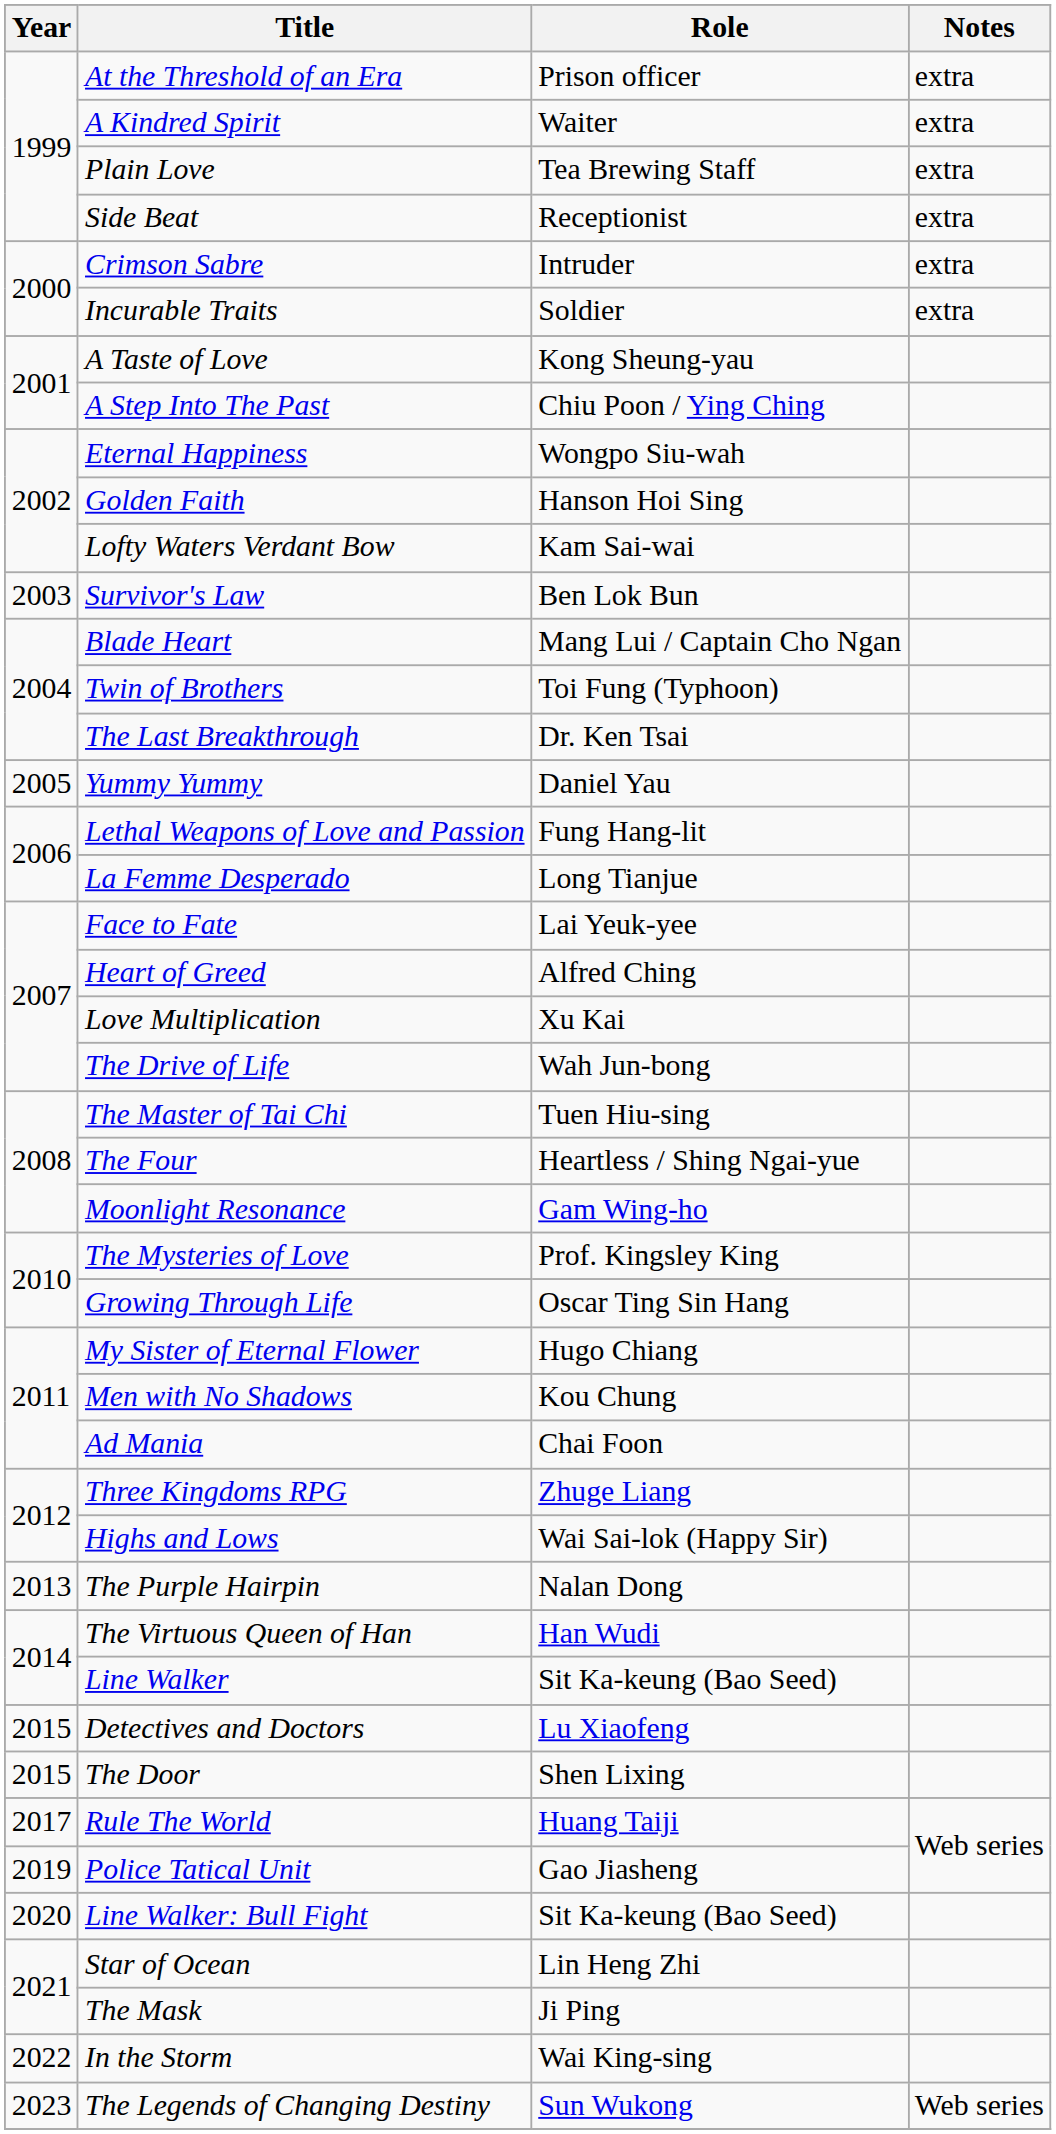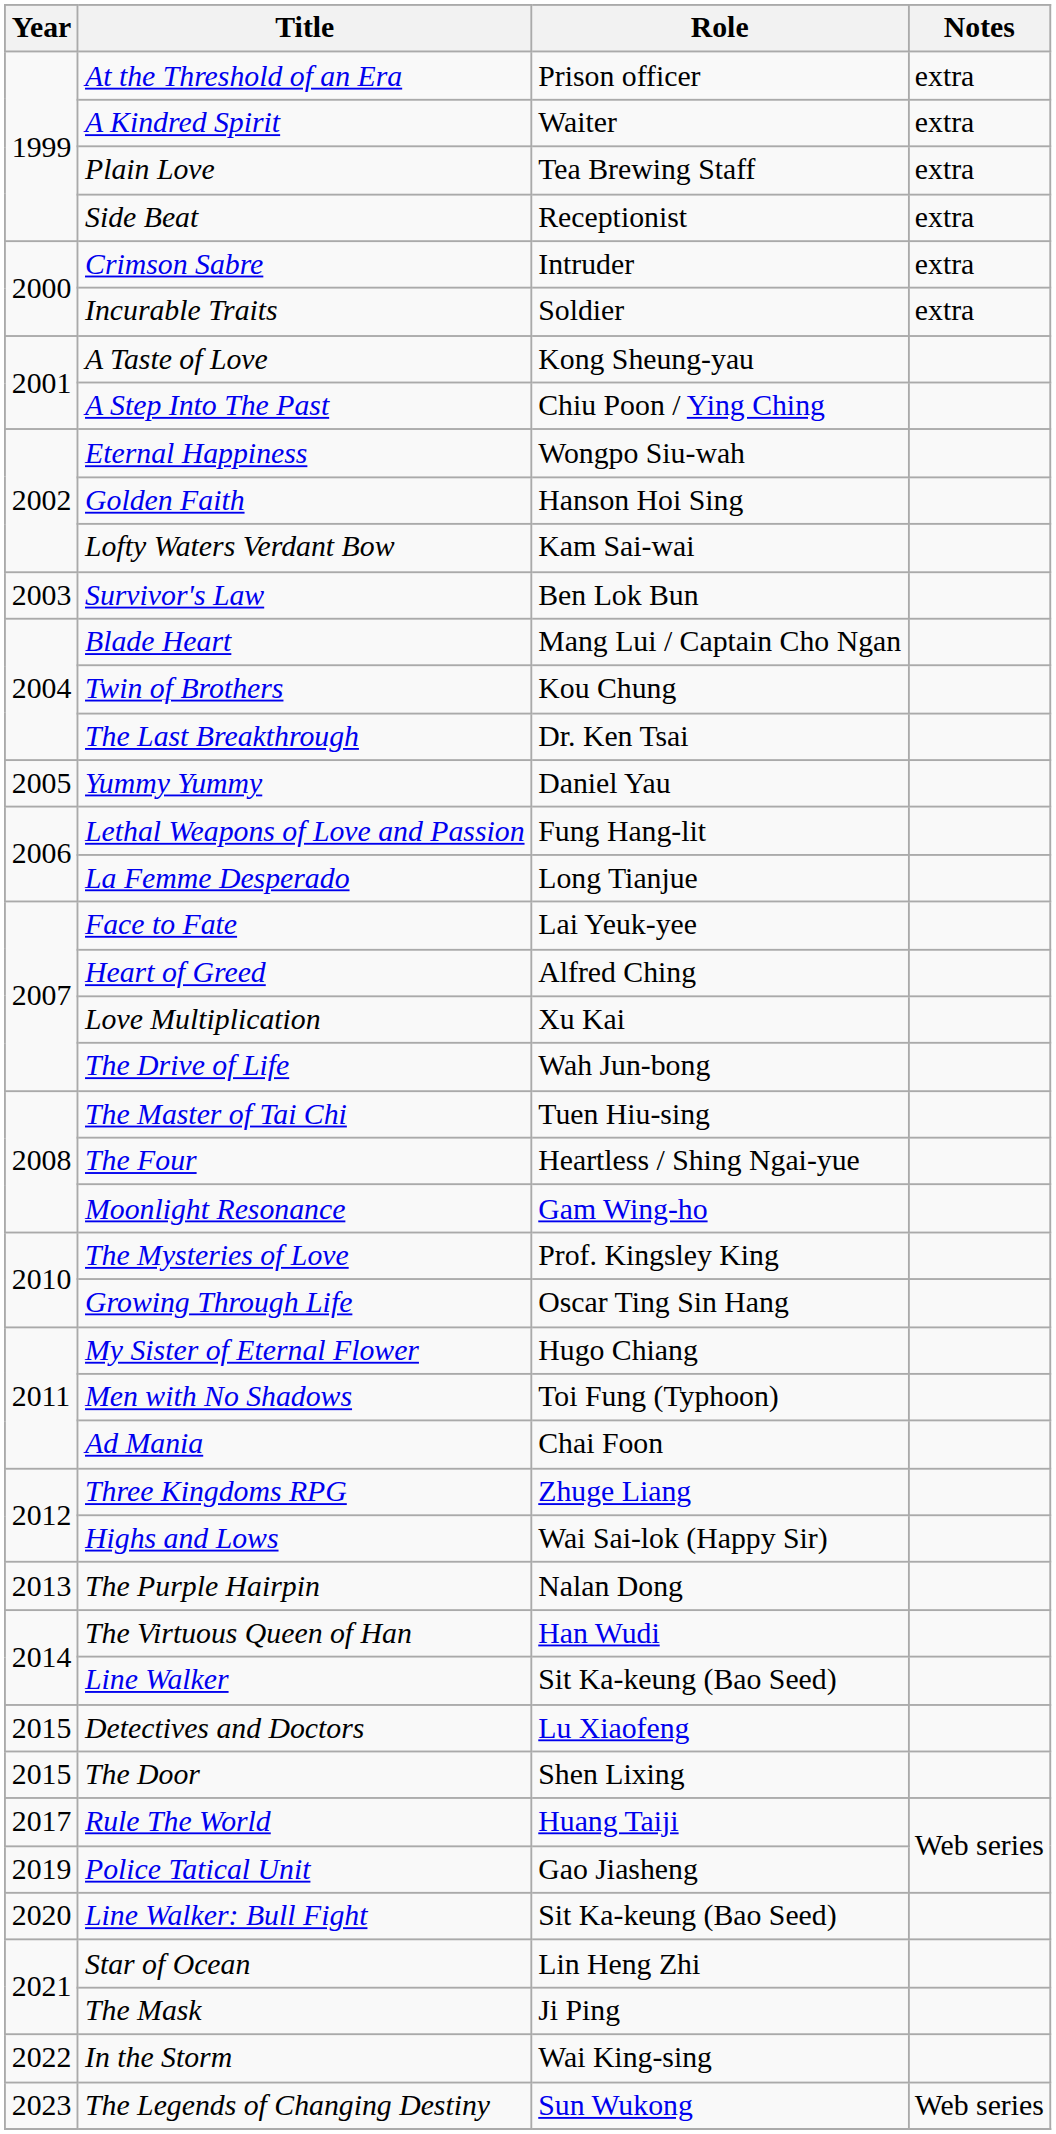(659, 688) Toi Fung (Typhoon) -> (607, 688) Kou Chung
(607, 1396) Kou Chung -> (659, 1396) Toi Fung (Typhoon)
